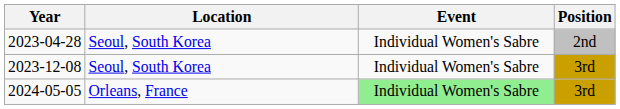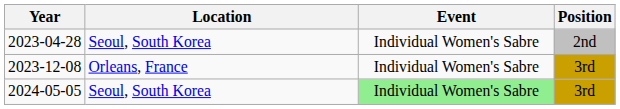(150, 66) Seoul, South Korea -> (138, 66) Orleans, France
(138, 91) Orleans, France -> (150, 91) Seoul, South Korea
